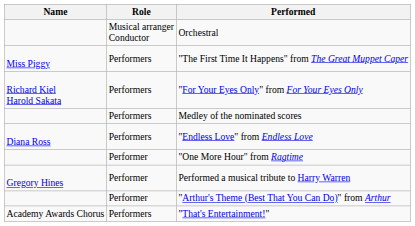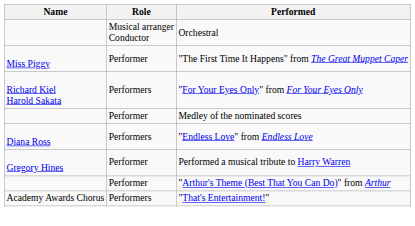(130, 58) Performers -> (128, 58) Performer
(130, 116) Performers -> (128, 116) Performer
- row: (241, 157)
